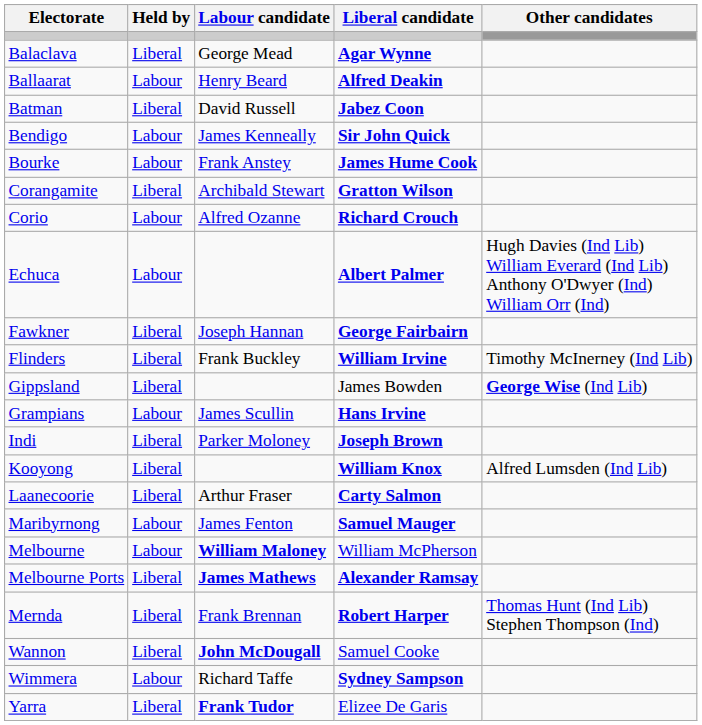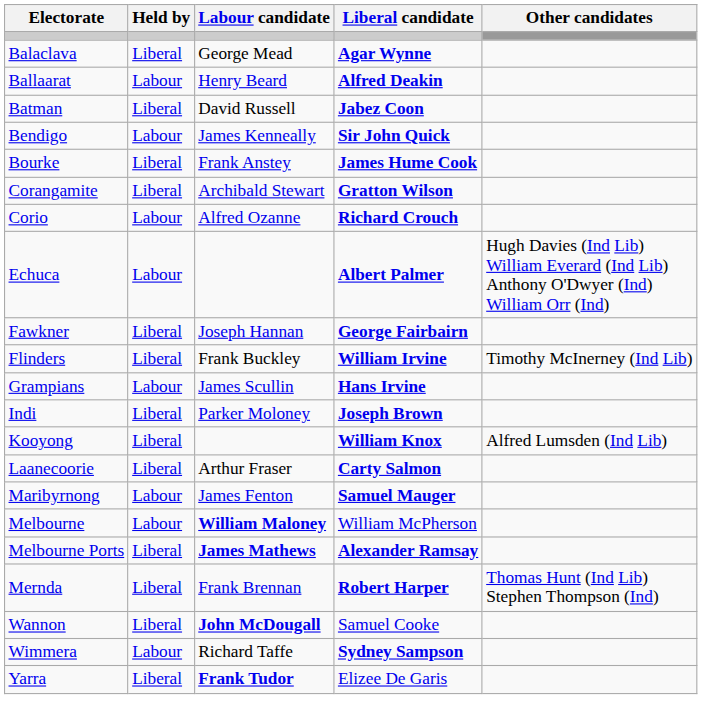(157, 163) Labour -> (157, 163) Liberal
- row: (44, 385)
